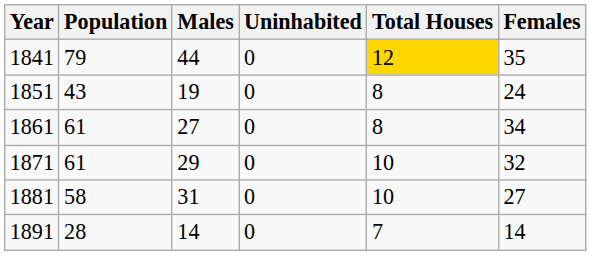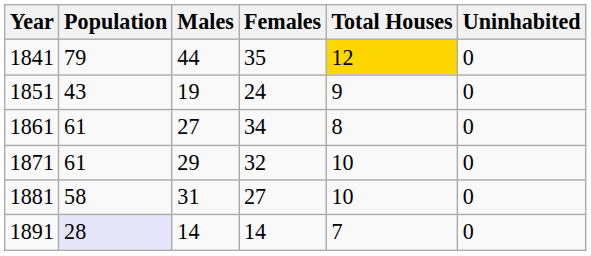columns swapped: (542, 22) <-> (303, 22)
(377, 92) 8 -> (337, 92) 9
(75, 232) no background -> (75, 232) lavender background
